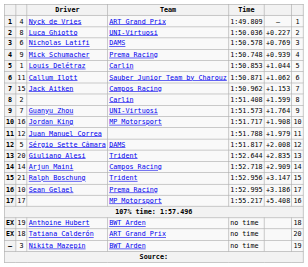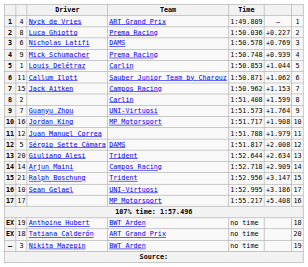(134, 32) UNI-Virtuosi -> (134, 32) Prema Racing
(278, 156) +2.835 -> (278, 156) +2.634
(134, 190) Prema Racing -> (134, 190) UNI-Virtuosi
